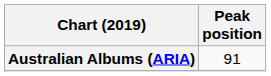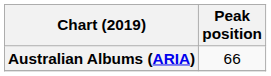(232, 58) 91 -> (232, 58) 66
